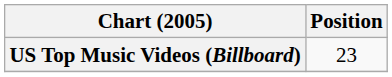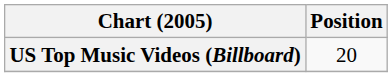(346, 54) 23 -> (346, 54) 20
